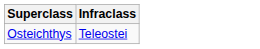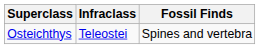+ column: (197, 14)
